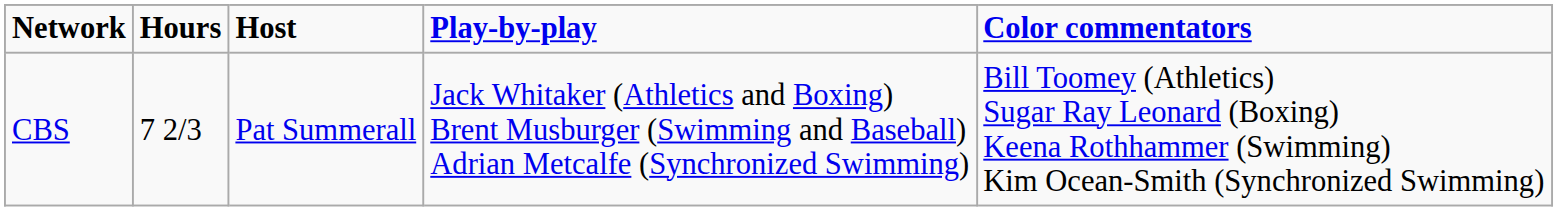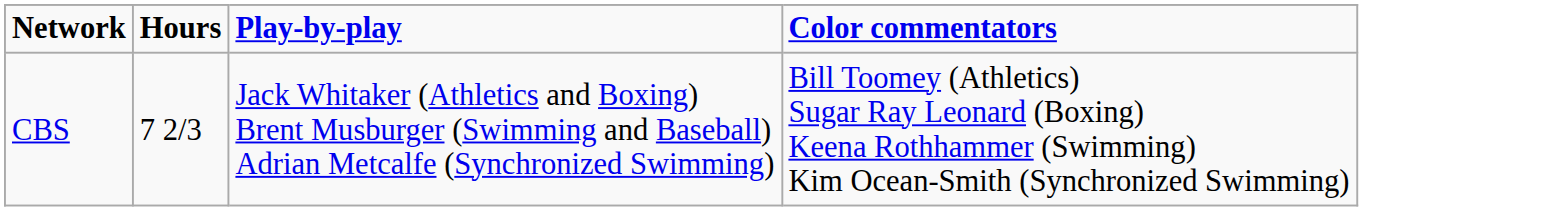- column: (266, 28)
